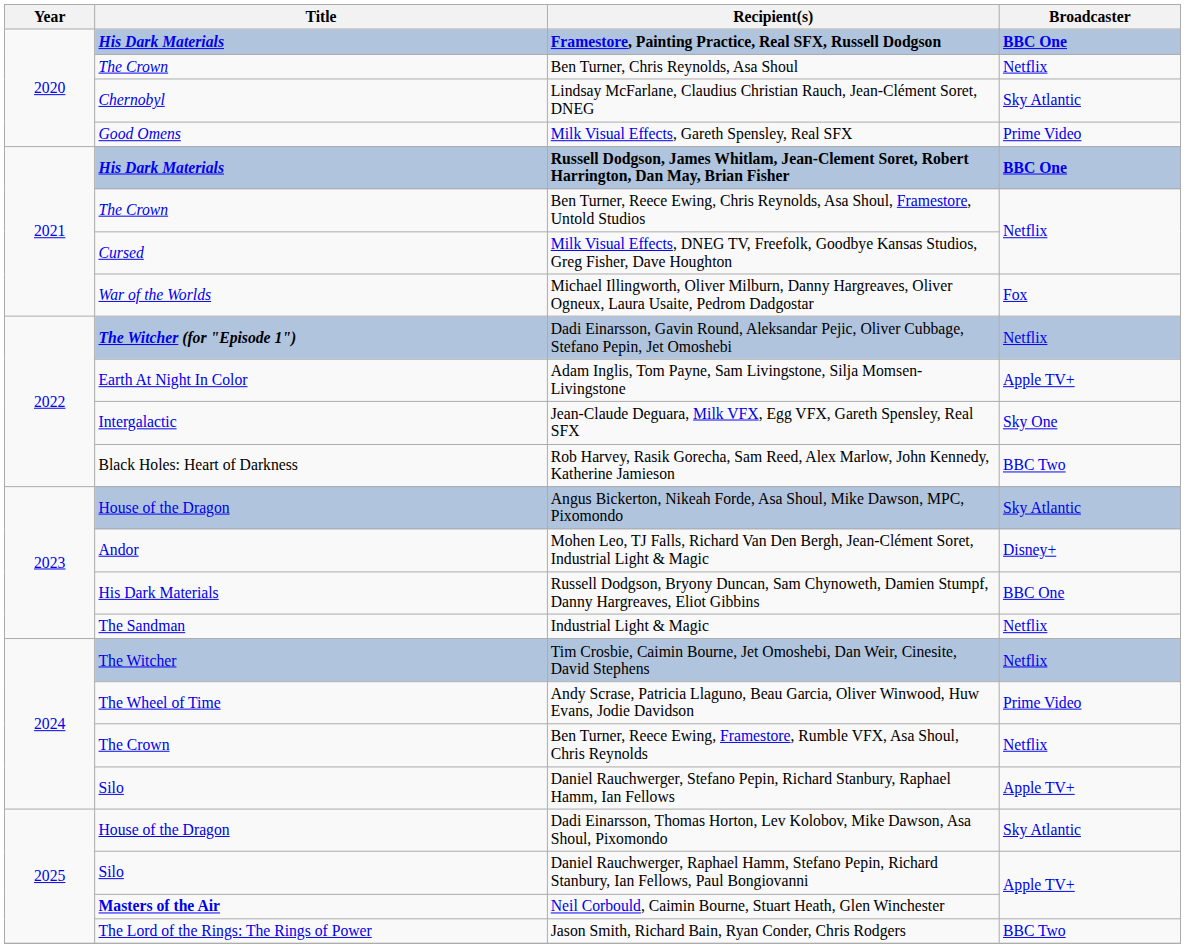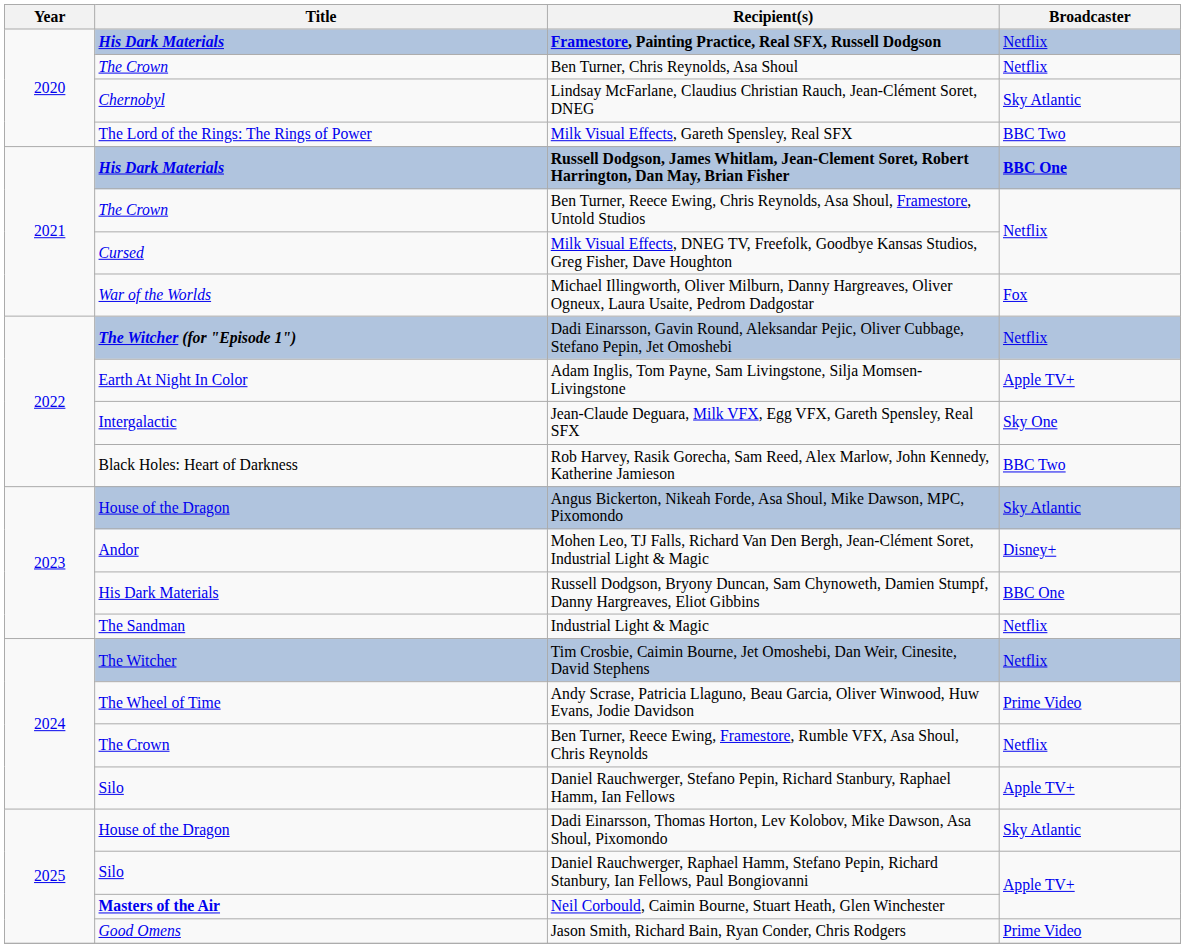(1035, 41) BBC One -> (1025, 41) Netflix
(140, 134) Good Omens -> (235, 134) The Lord of the Rings: The Rings of Power
(1042, 134) Prime Video -> (1034, 134) BBC Two
(235, 931) The Lord of the Rings: The Rings of Power -> (140, 931) Good Omens
(1034, 931) BBC Two -> (1042, 931) Prime Video
